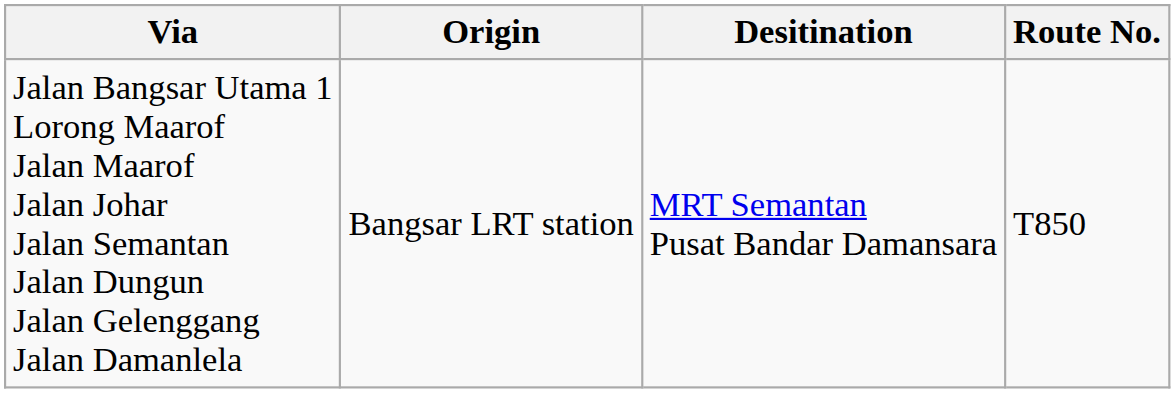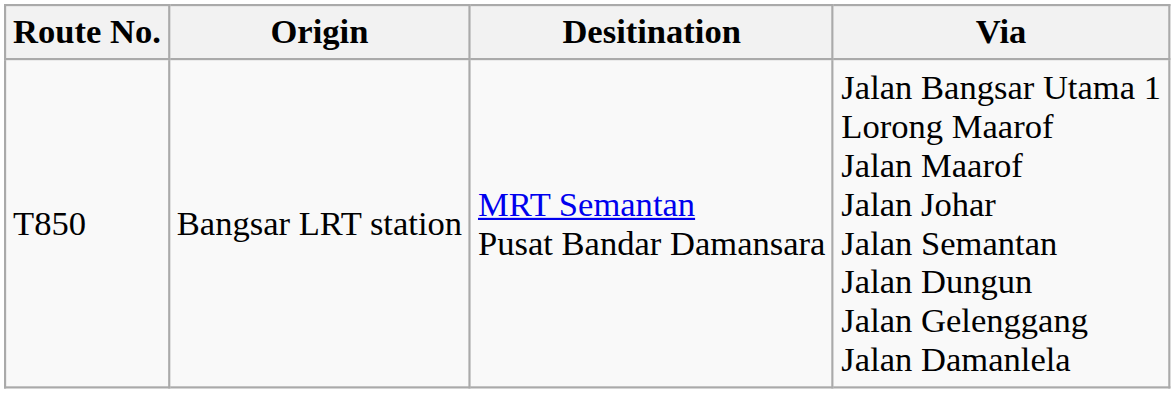columns swapped: (1087, 31) <-> (173, 31)
